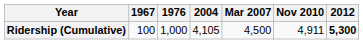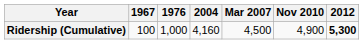(206, 30) 4,105 -> (206, 30) 4,160
(311, 30) 4,911 -> (310, 30) 4,900
